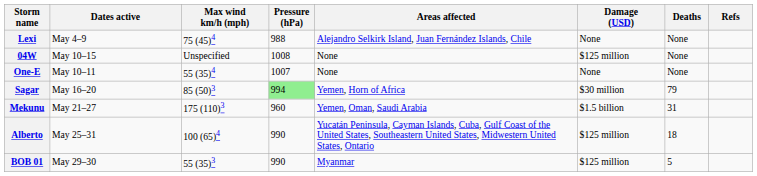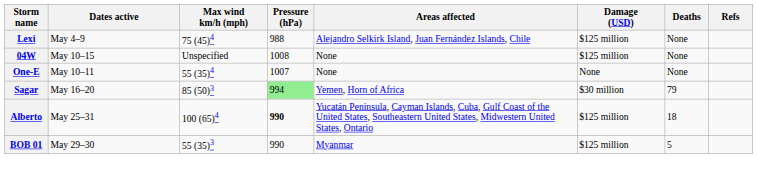(590, 39) None -> (604, 39) $125 million
- row: (27, 108)
(278, 135) normal -> (277, 117) bold
